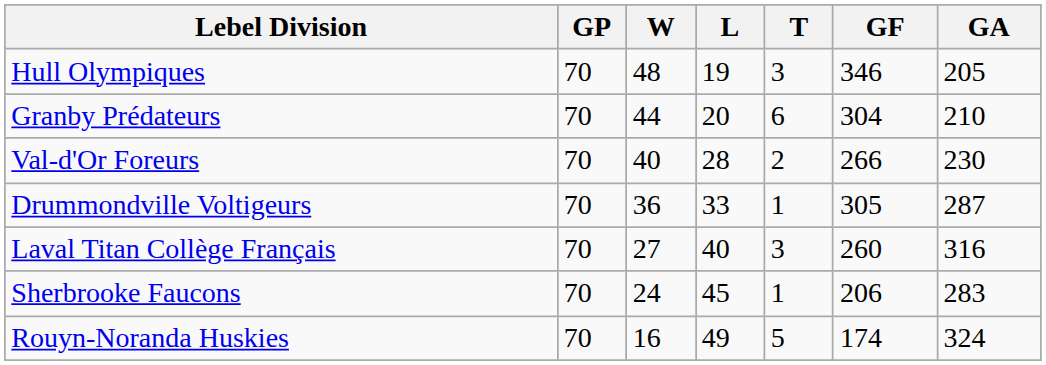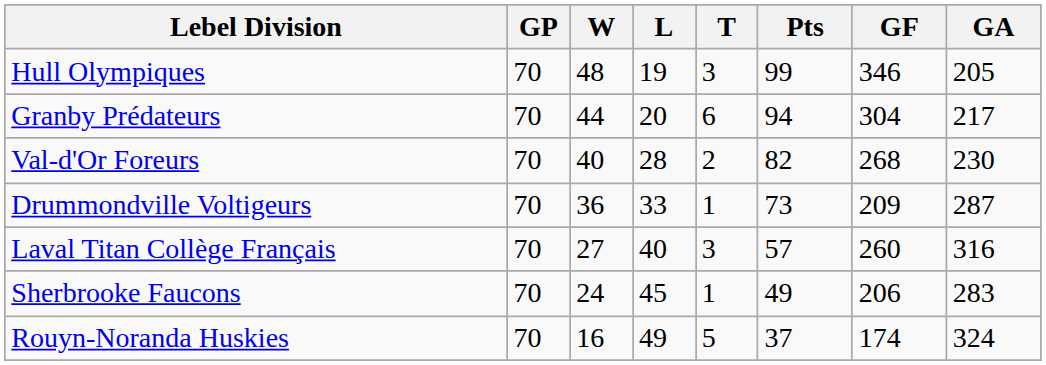+ column: (805, 26)
(964, 115) 210 -> (974, 115) 217
(861, 159) 266 -> (880, 159) 268
(861, 204) 305 -> (880, 204) 209
